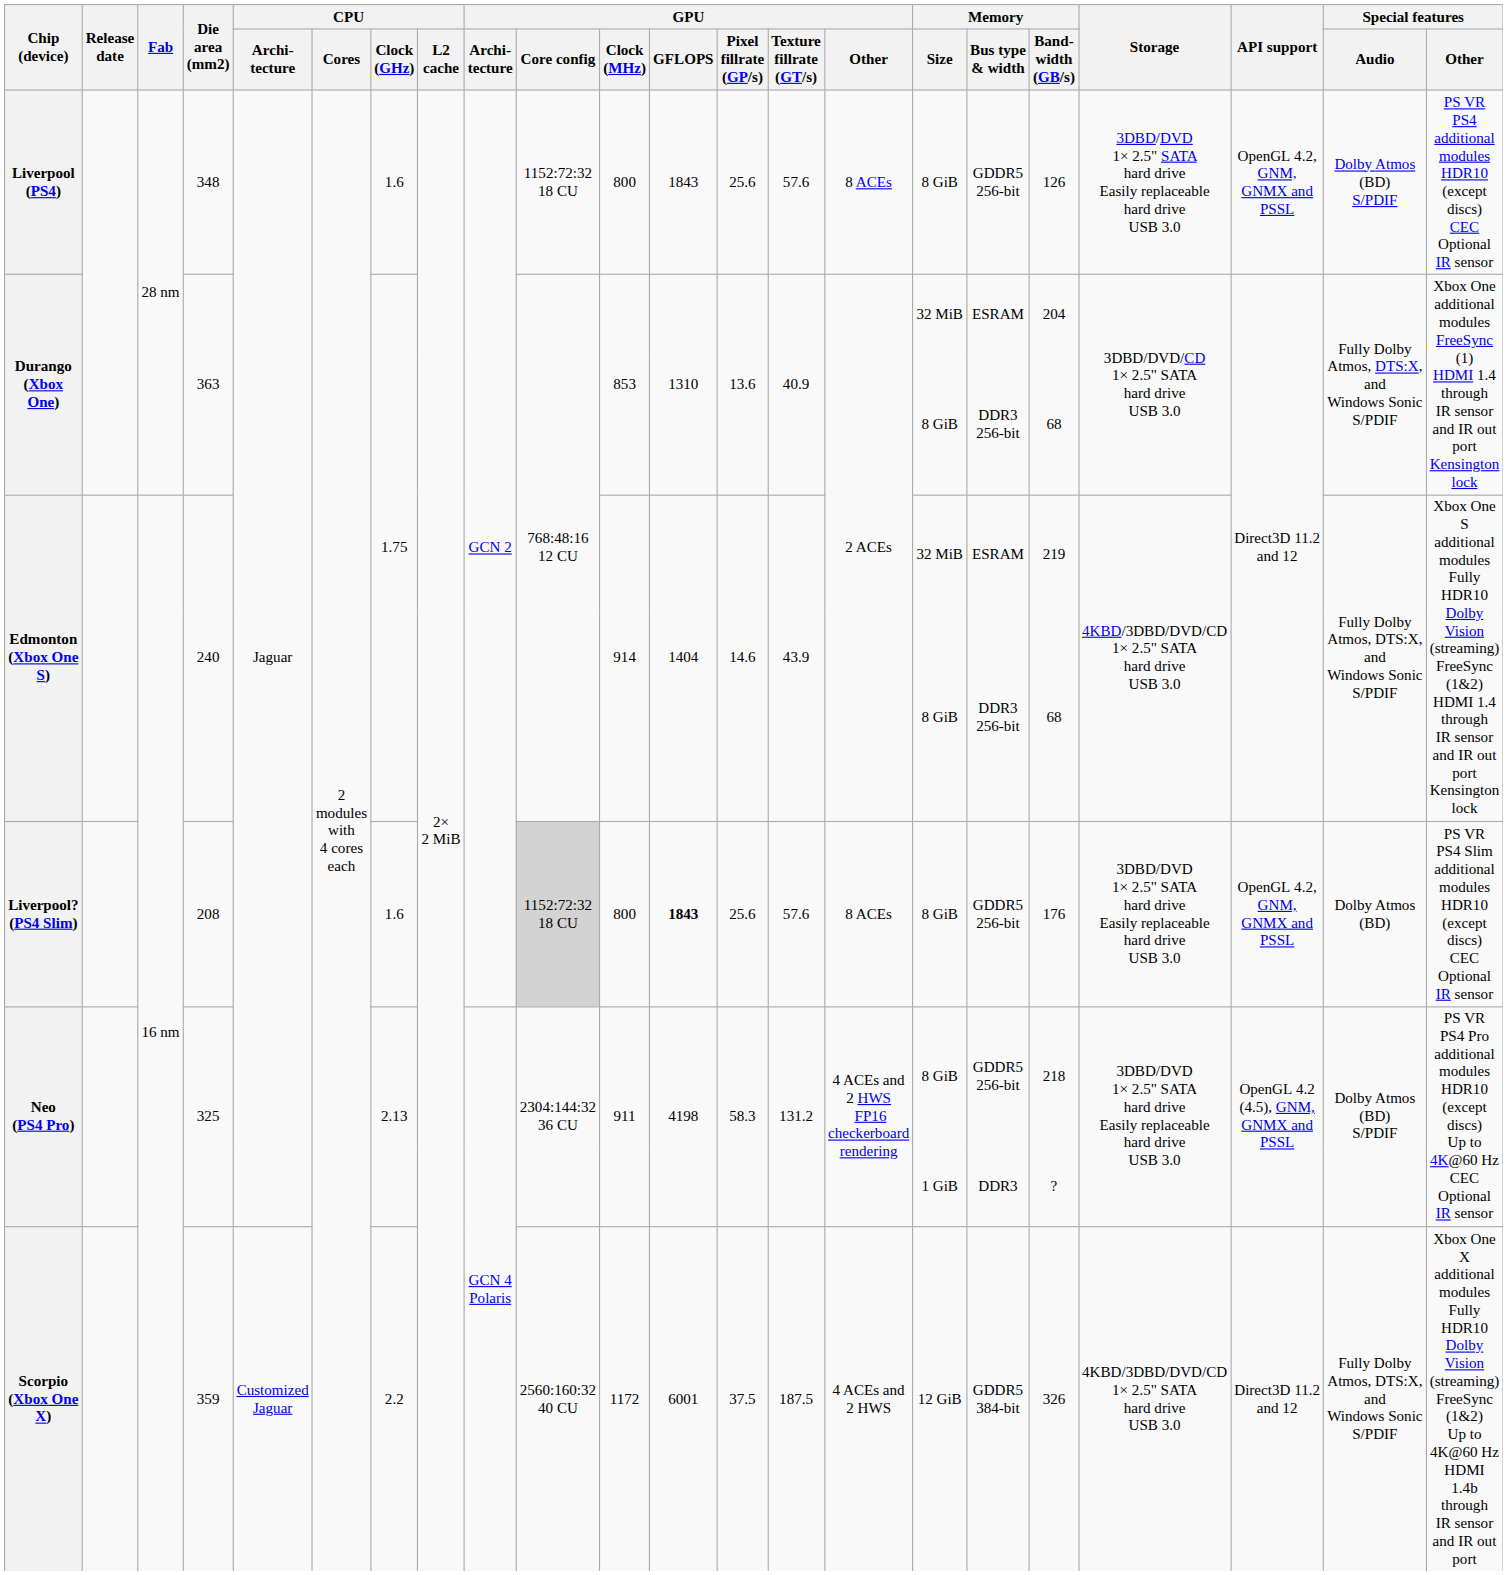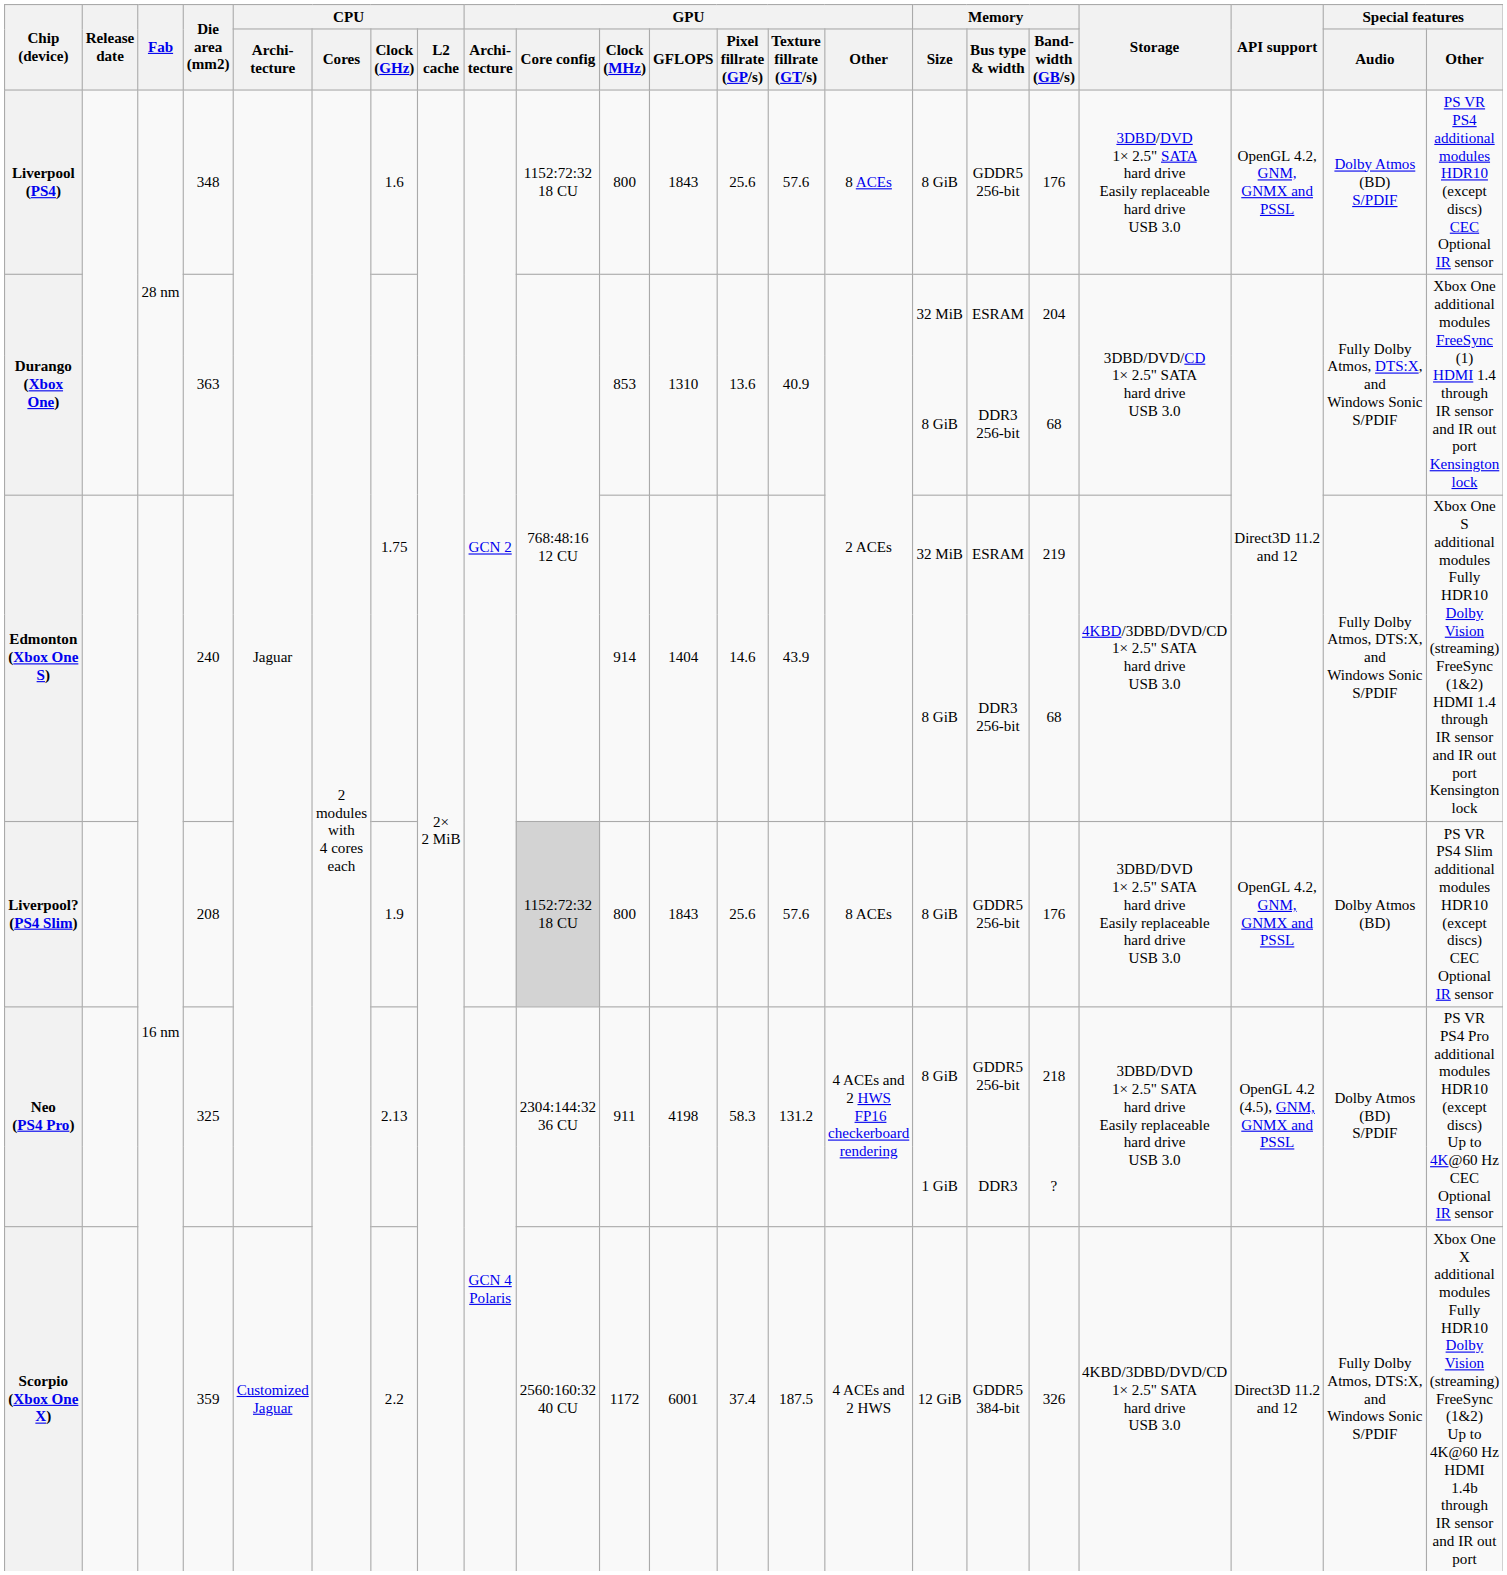(1054, 181) 126 -> (1054, 181) 176
(394, 913) 1.6 -> (394, 913) 1.9
(683, 913) bold -> (683, 913) normal
(742, 1398) 37.5 -> (742, 1398) 37.4
